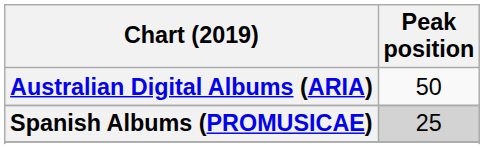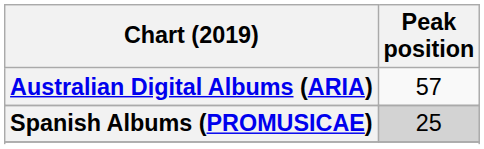(429, 86) 50 -> (429, 86) 57
